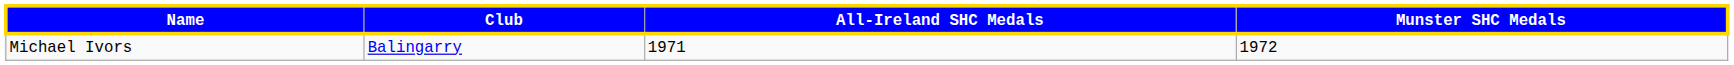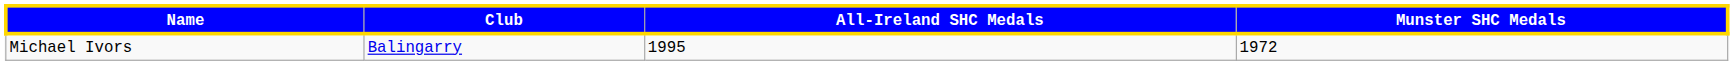(667, 48) 1971 -> (667, 48) 1995
